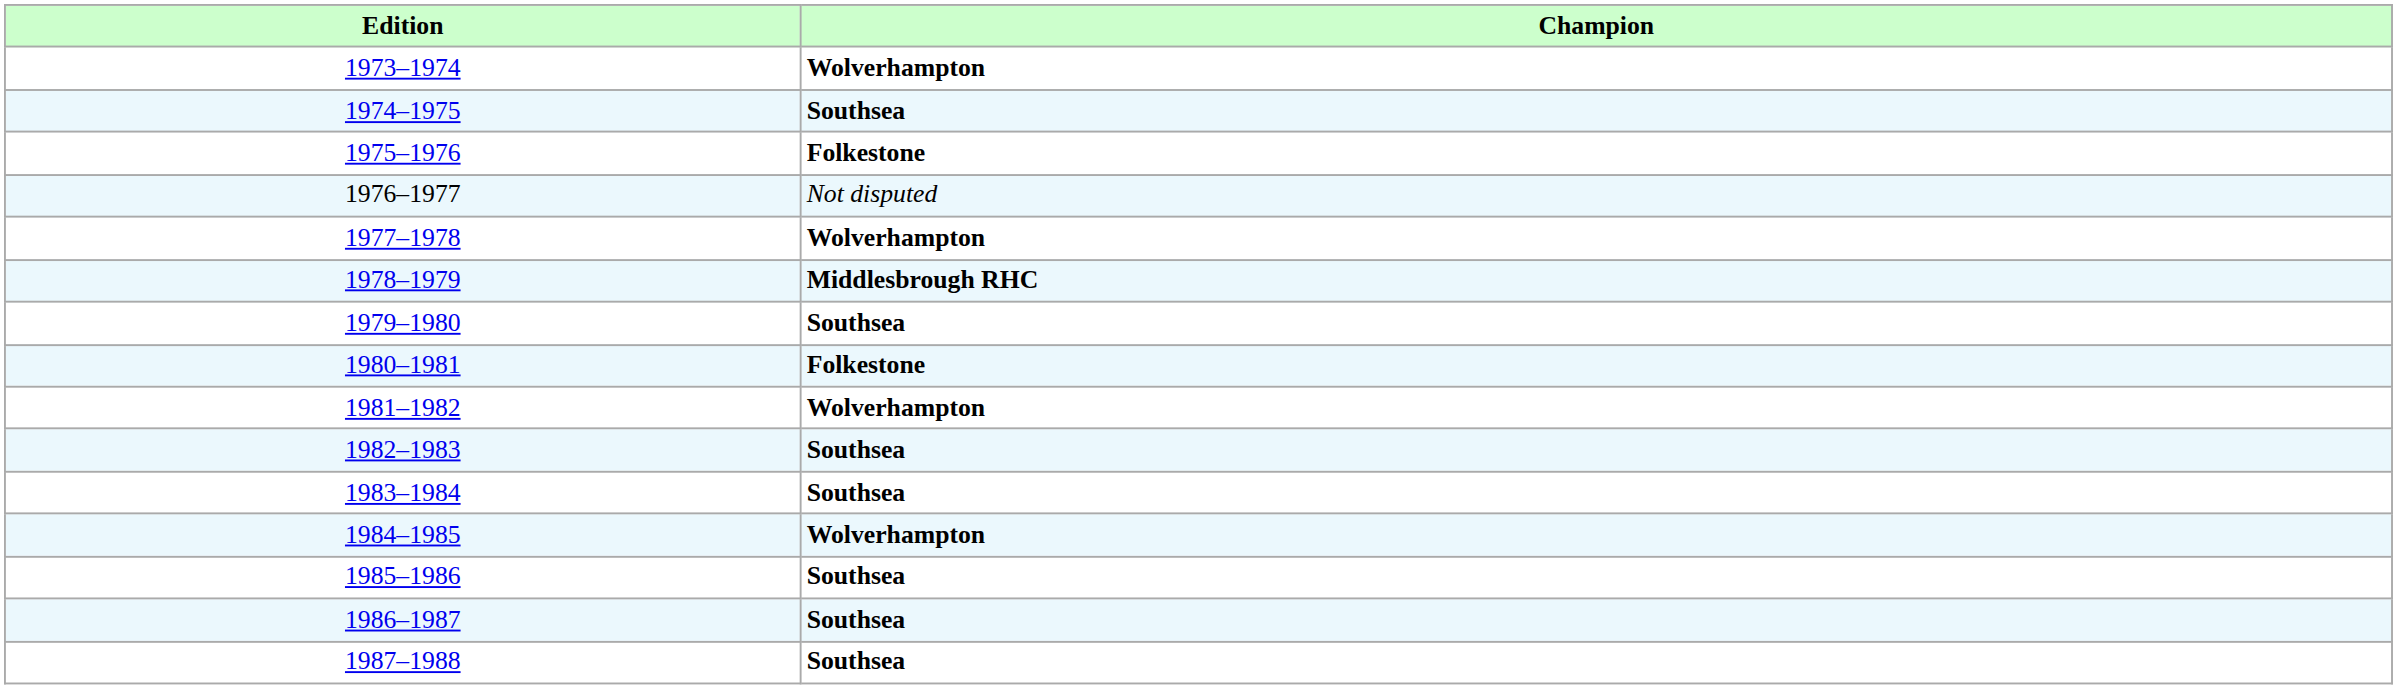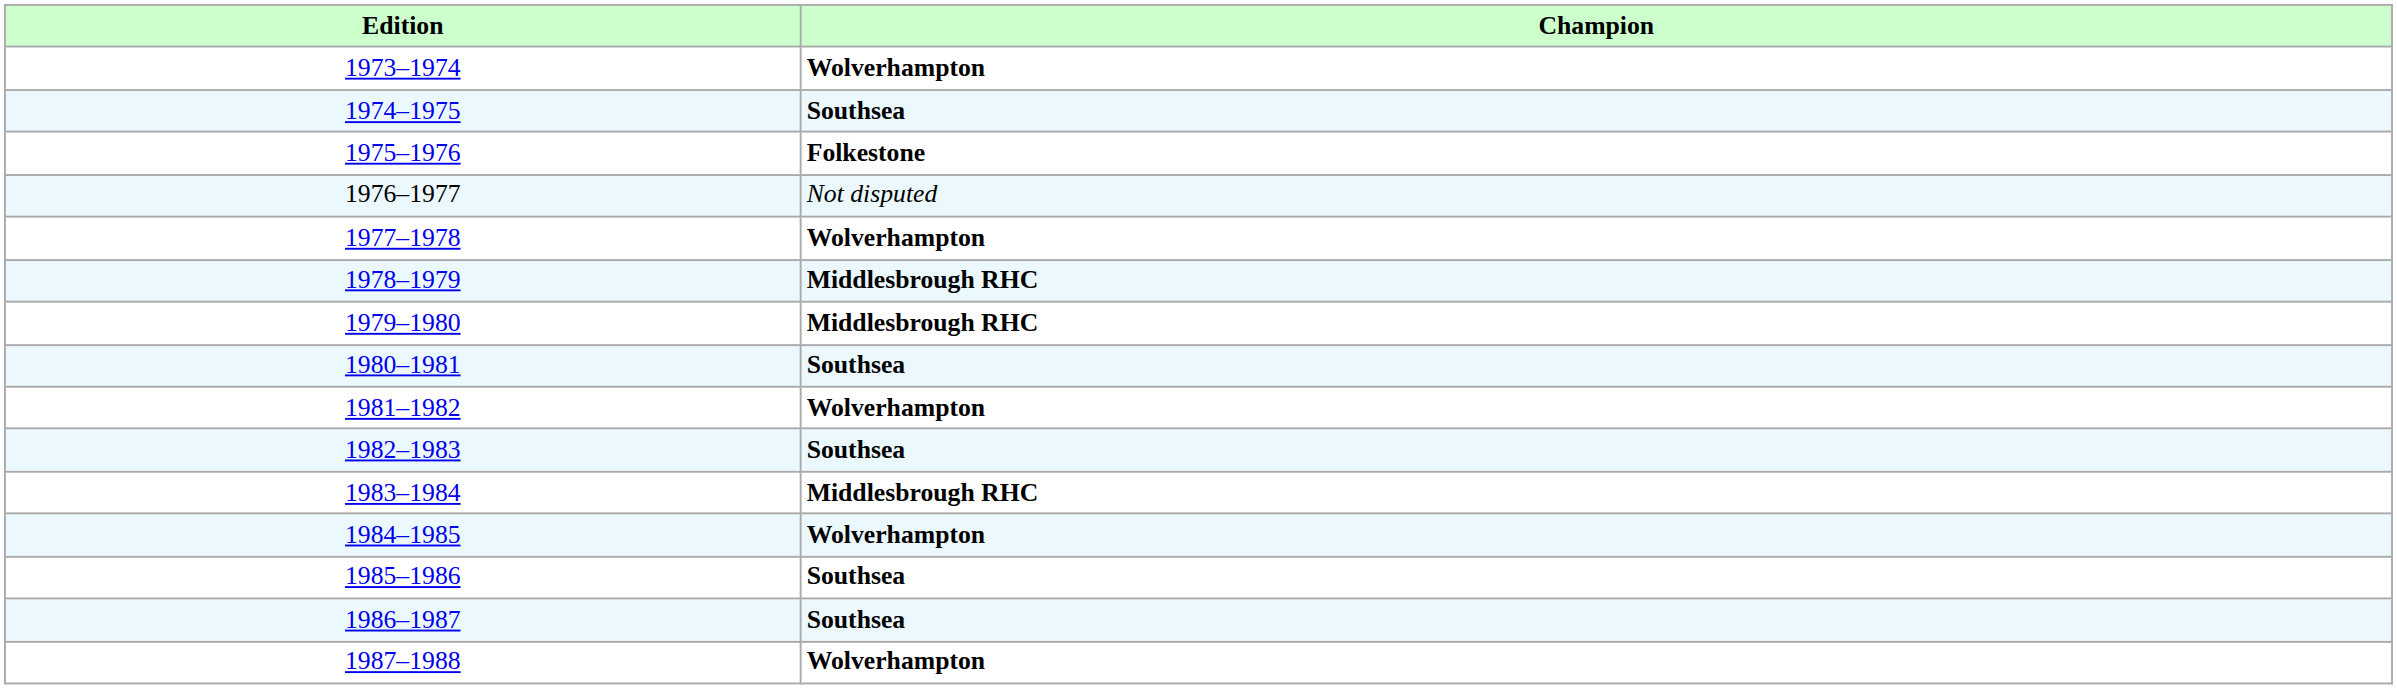(856, 322) Southsea -> (922, 322) Middlesbrough RHC
(866, 364) Folkestone -> (856, 364) Southsea
(856, 491) Southsea -> (922, 491) Middlesbrough RHC
(856, 661) Southsea -> (896, 661) Wolverhampton
